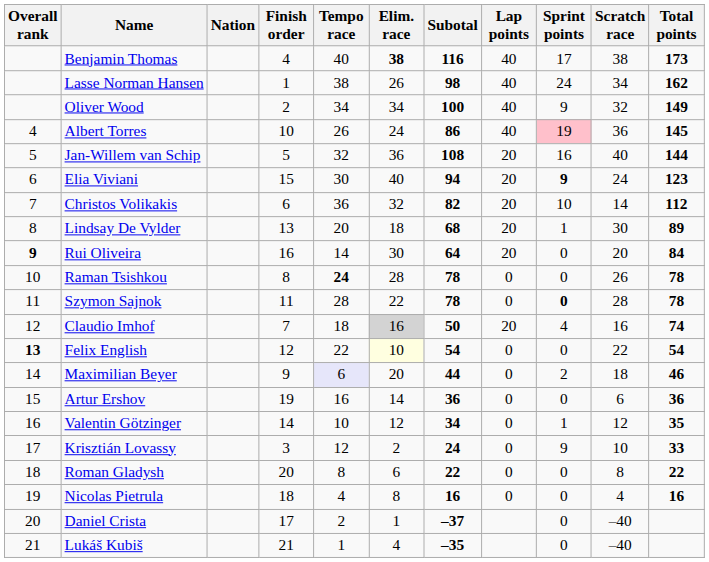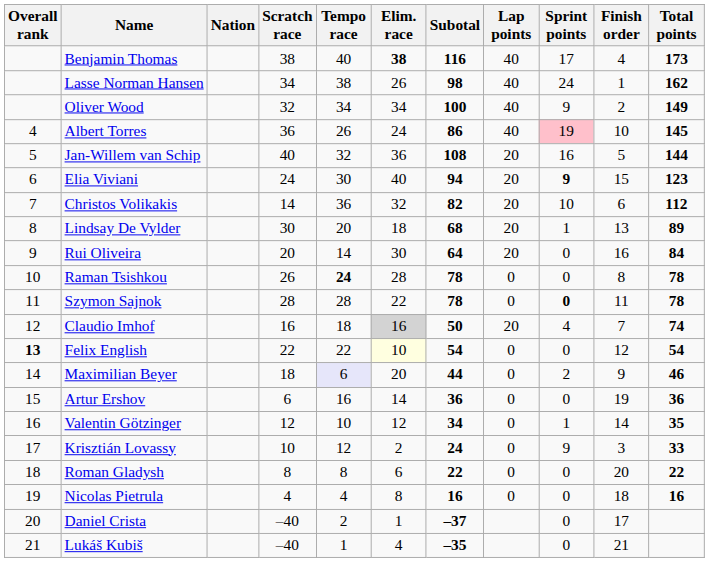columns swapped: (620, 25) <-> (286, 25)
(33, 253) bold -> (33, 253) normal
